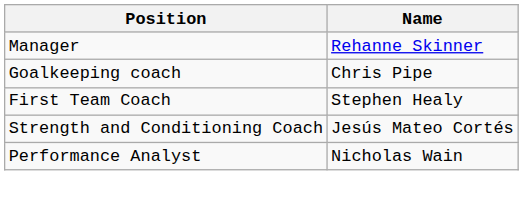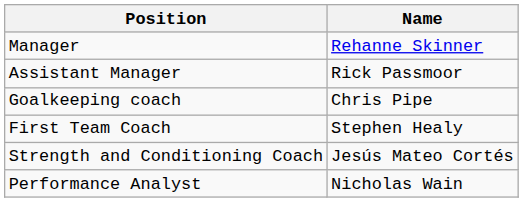+ row: (95, 74)
